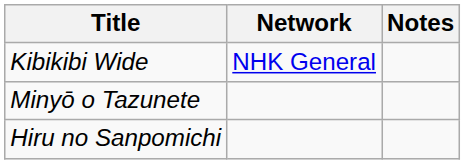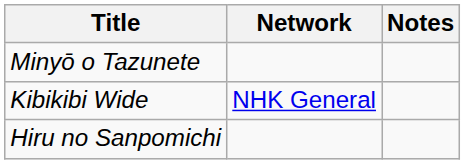rows swapped: (79, 61) <-> (105, 100)
